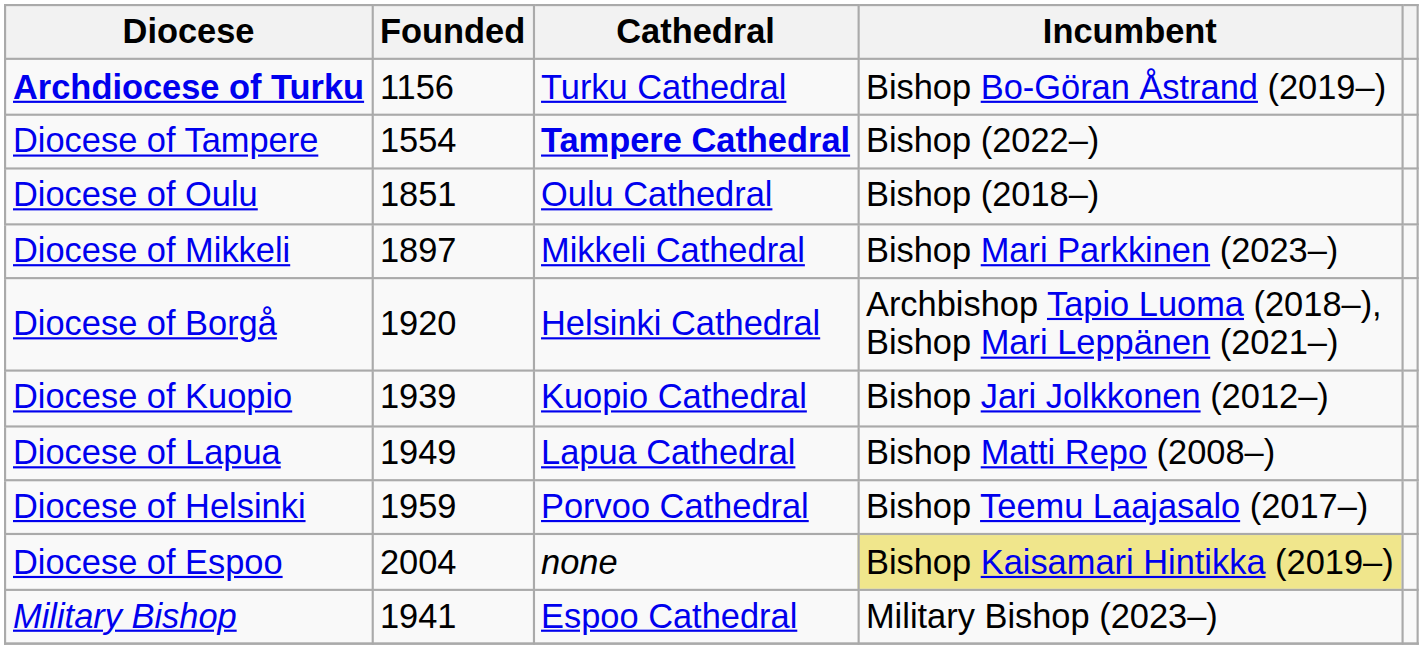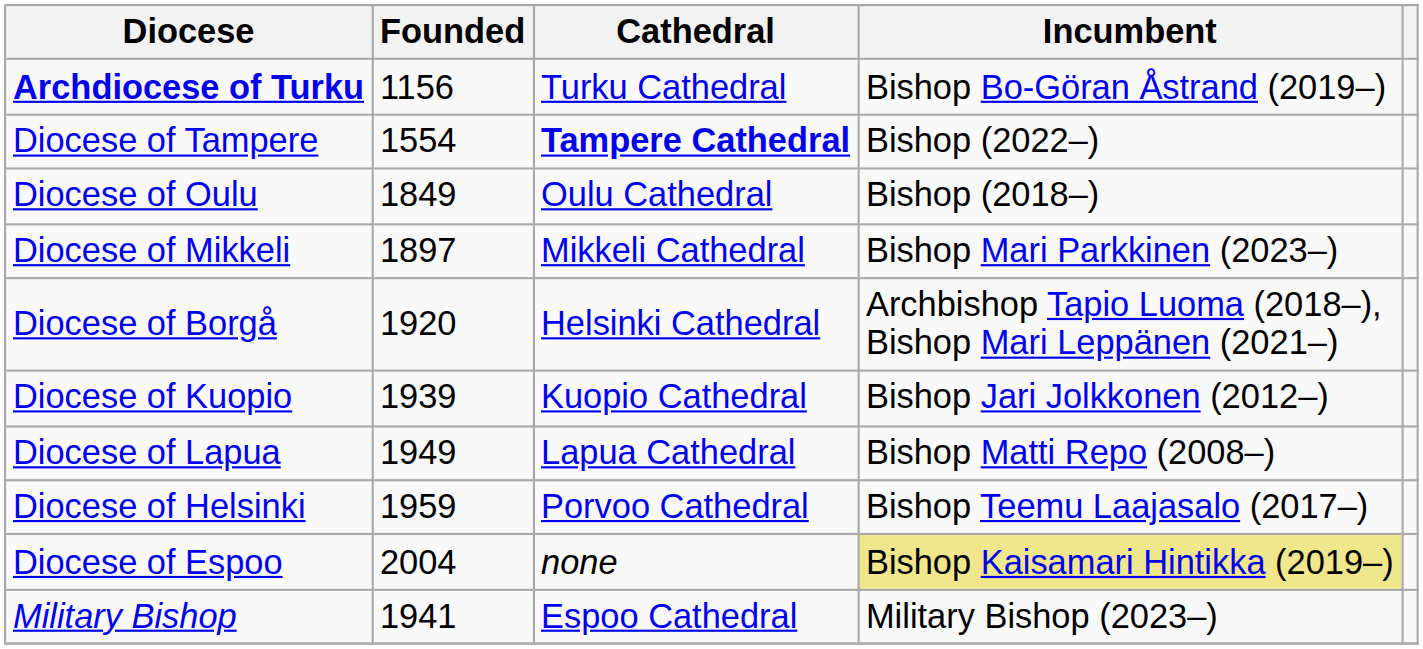(418, 195) 1851 -> (418, 195) 1849
